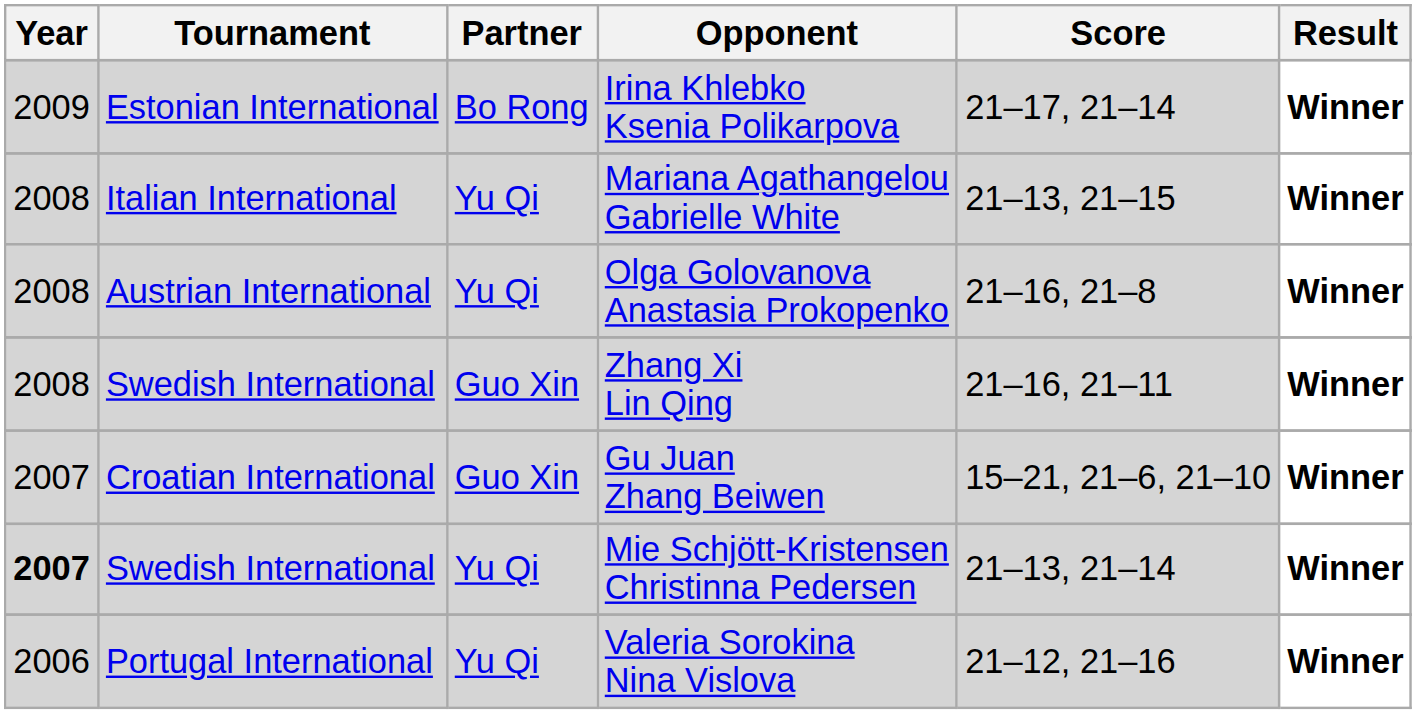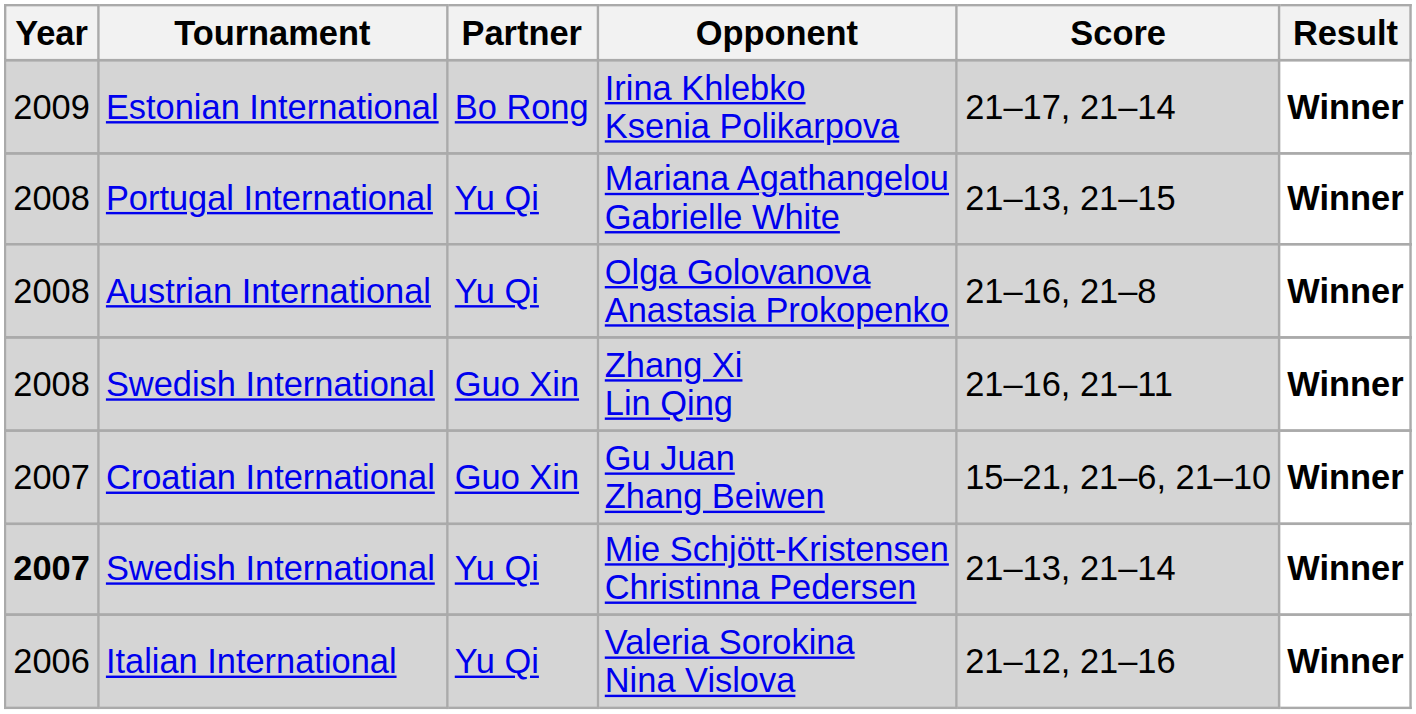(251, 199) Italian International -> (269, 199) Portugal International
(269, 662) Portugal International -> (251, 662) Italian International
